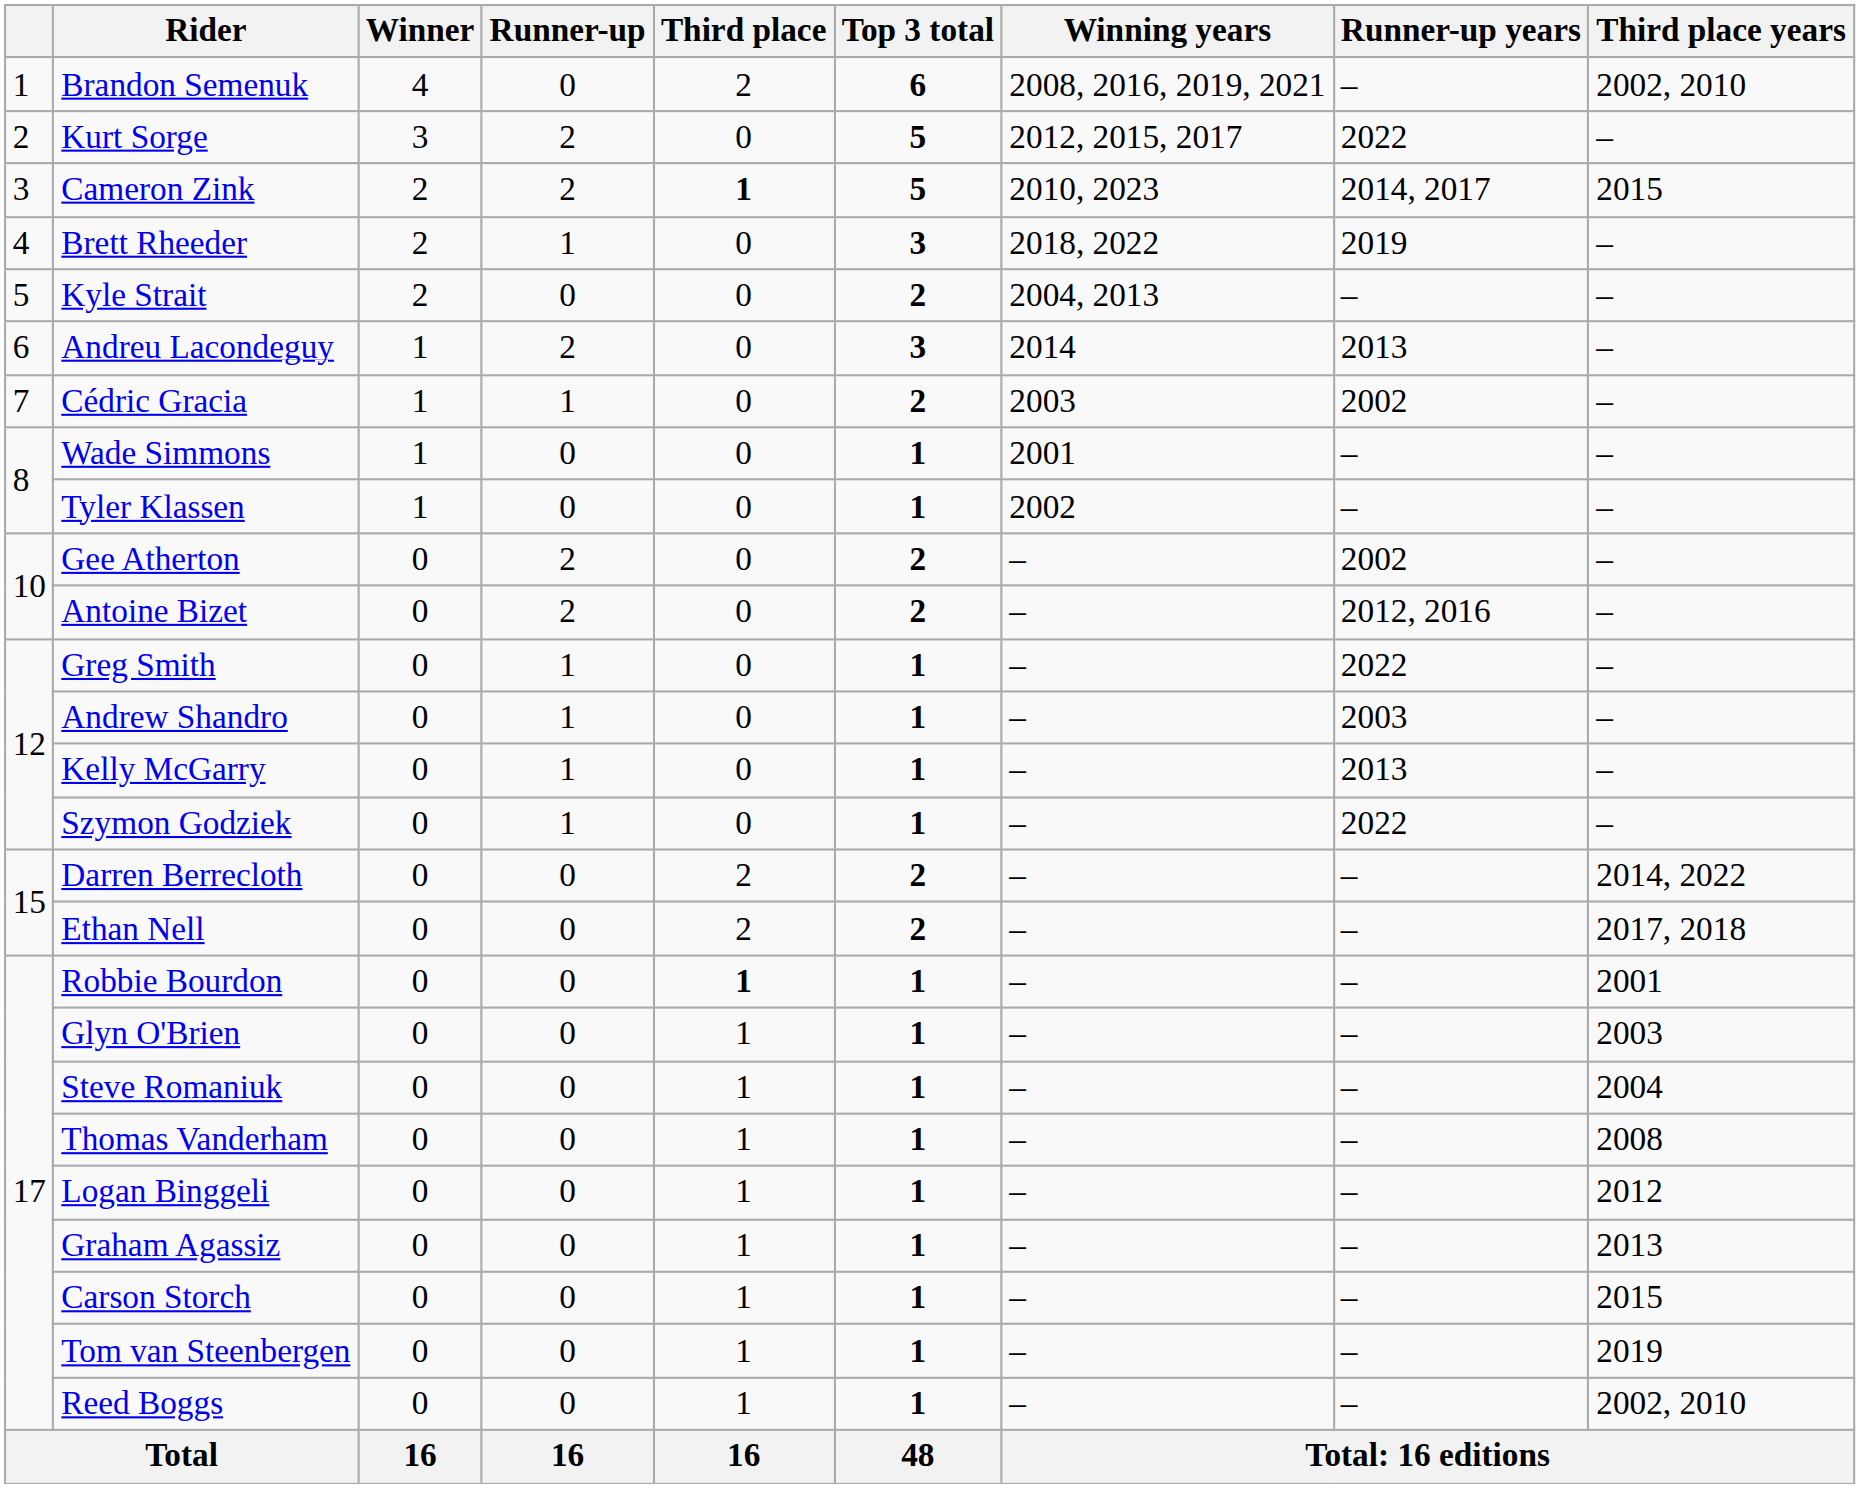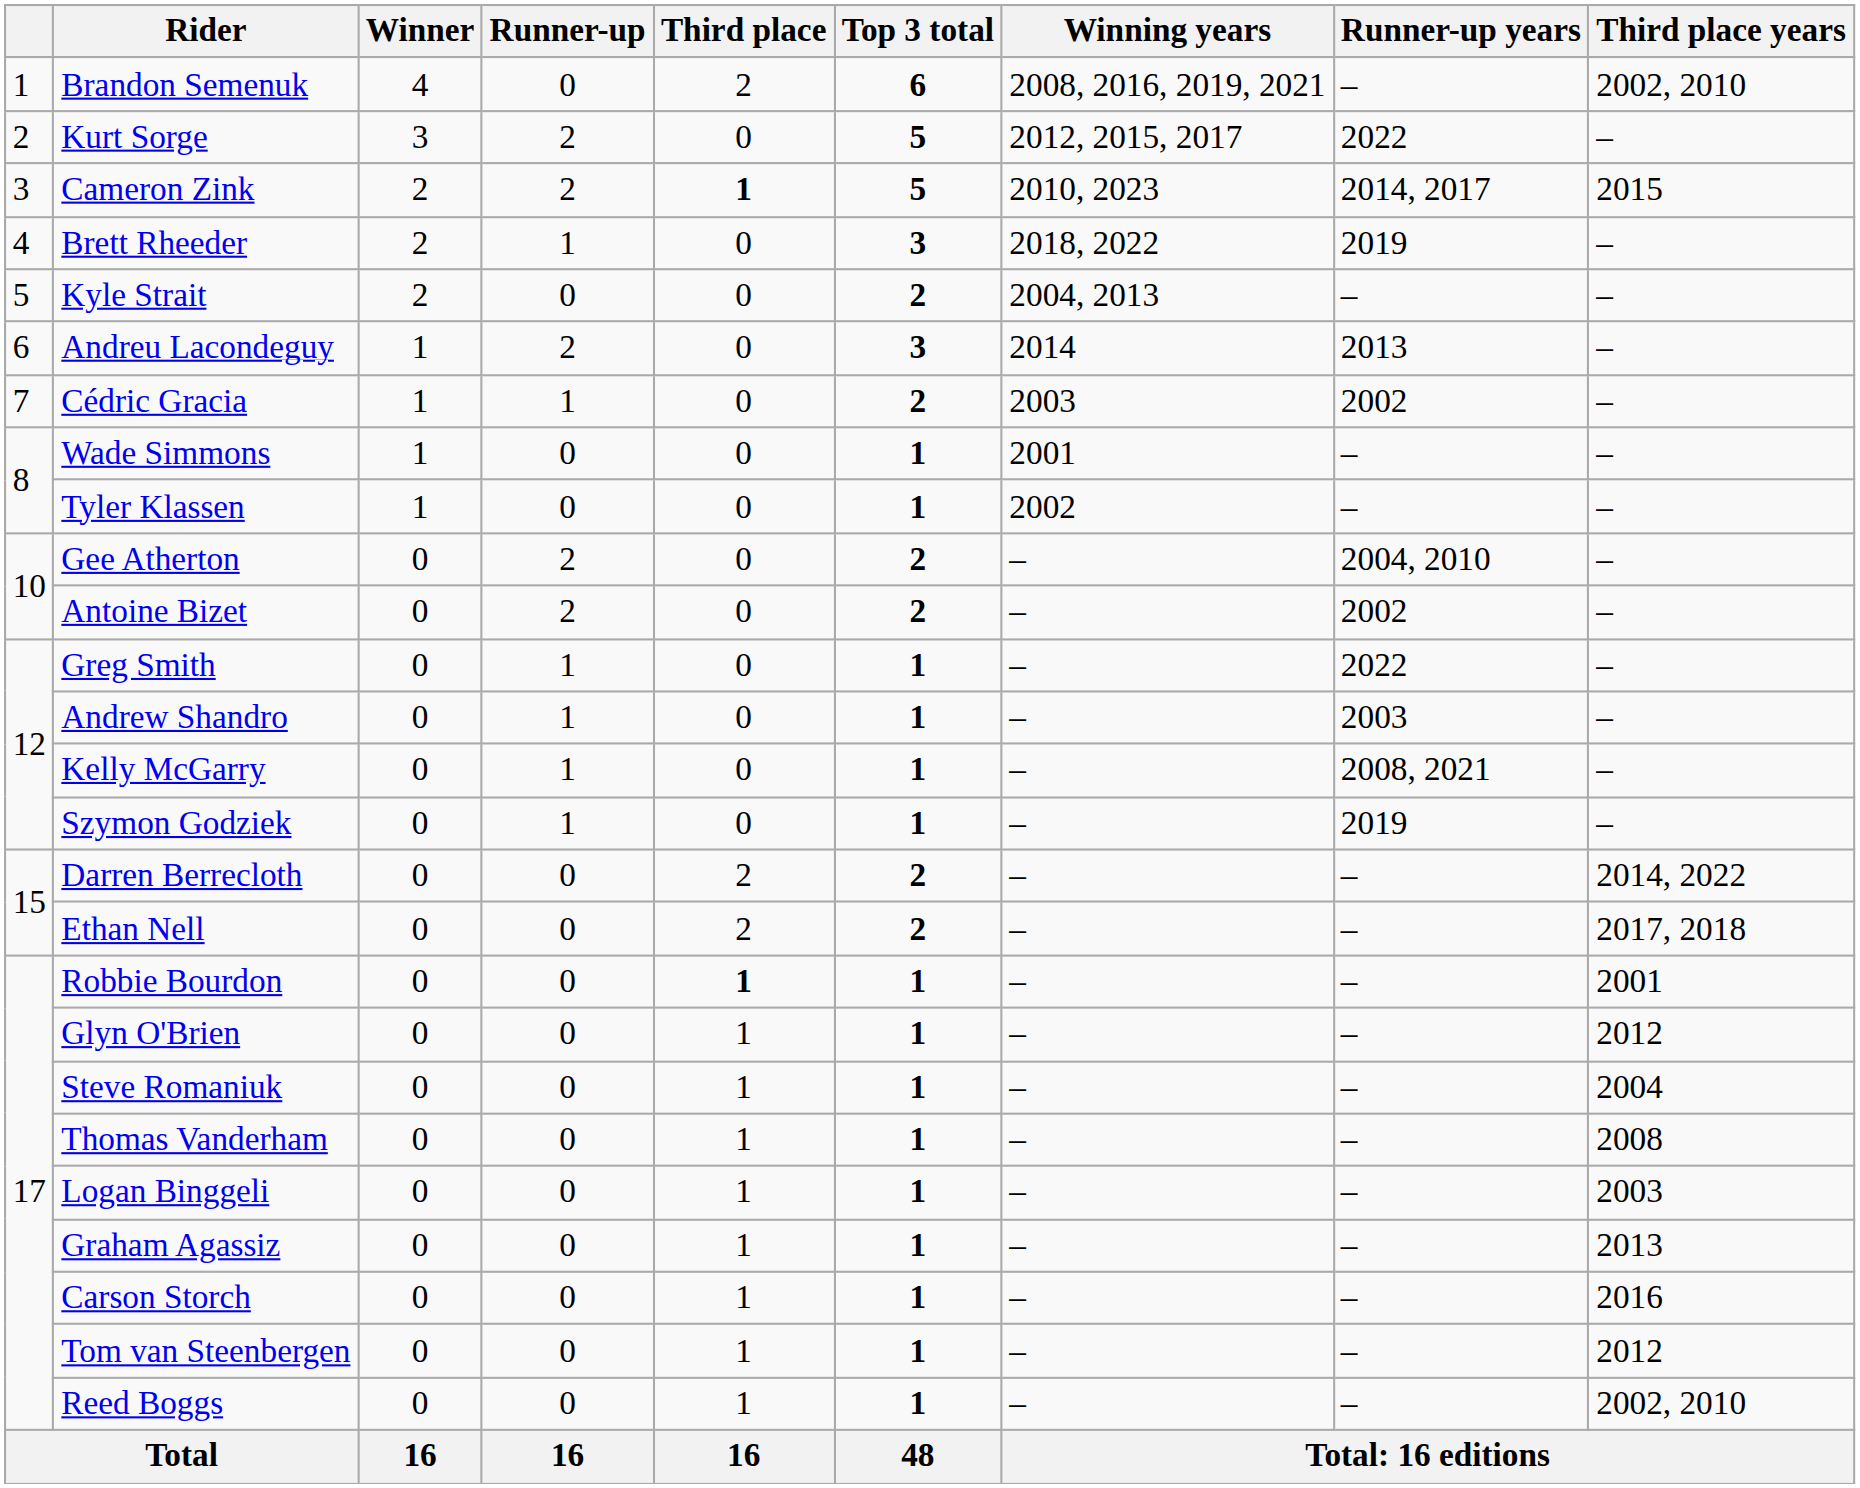(1374, 558) 2002 -> (1416, 558) 2004, 2010
(1416, 611) 2012, 2016 -> (1374, 611) 2002
(1374, 769) 2013 -> (1416, 769) 2008, 2021
(1374, 822) 2022 -> (1374, 822) 2019
(1630, 1033) 2003 -> (1630, 1033) 2012
(1630, 1192) 2012 -> (1630, 1192) 2003
(1630, 1297) 2015 -> (1630, 1297) 2016
(1630, 1350) 2019 -> (1630, 1350) 2012
